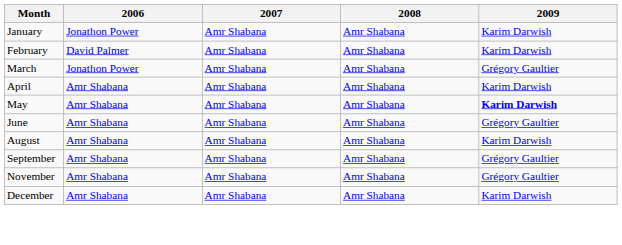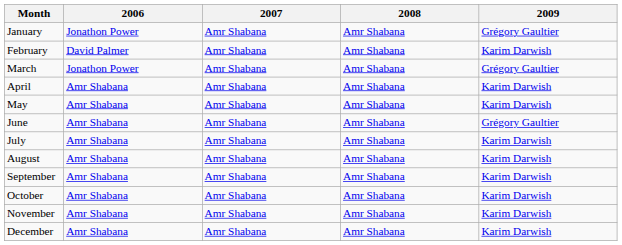(516, 31) Karim Darwish -> (520, 31) Grégory Gaultier
(519, 104) bold -> (516, 104) normal
+ row: (16, 140)
(520, 158) Grégory Gaultier -> (516, 176) Karim Darwish
+ row: (25, 195)
(520, 176) Grégory Gaultier -> (516, 213) Karim Darwish
